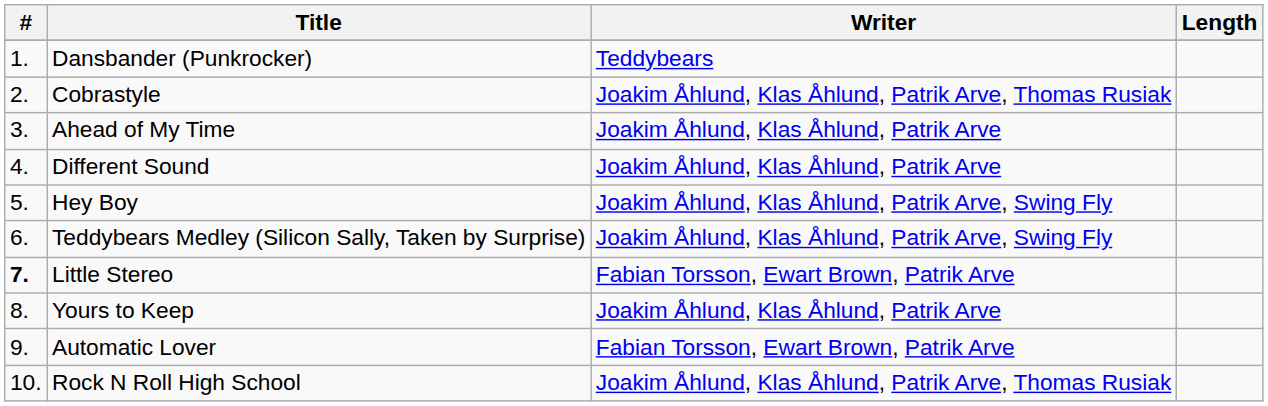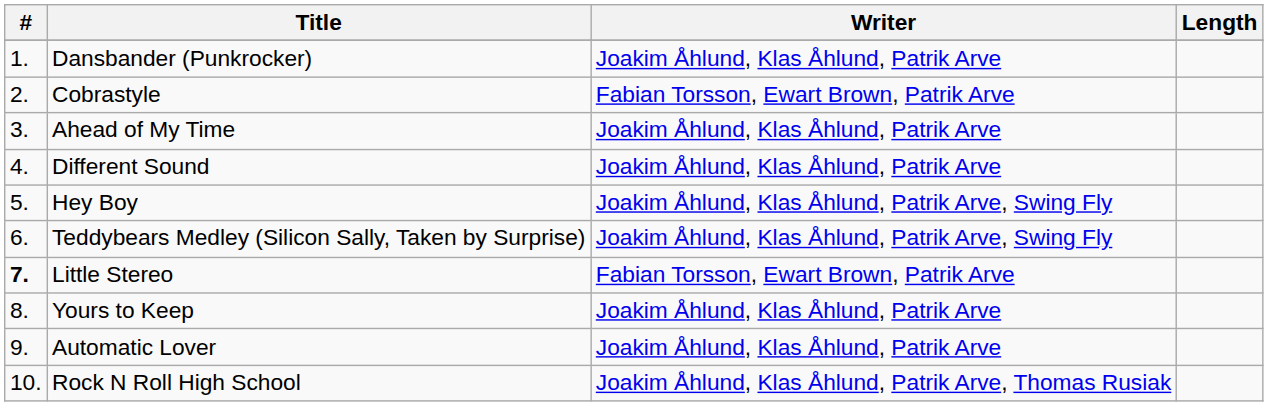(655, 58) Teddybears -> (799, 58) Joakim Åhlund, Klas Åhlund, Patrik Arve
(884, 94) Joakim Åhlund, Klas Åhlund, Patrik Arve, Thomas Rusiak -> (805, 94) Fabian Torsson, Ewart Brown, Patrik Arve
(805, 346) Fabian Torsson, Ewart Brown, Patrik Arve -> (799, 346) Joakim Åhlund, Klas Åhlund, Patrik Arve
